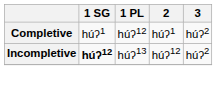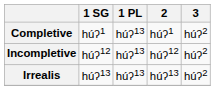(132, 33) húʔ12 -> (130, 33) húʔ13
(97, 54) bold -> (96, 54) normal
+ row: (42, 75)
